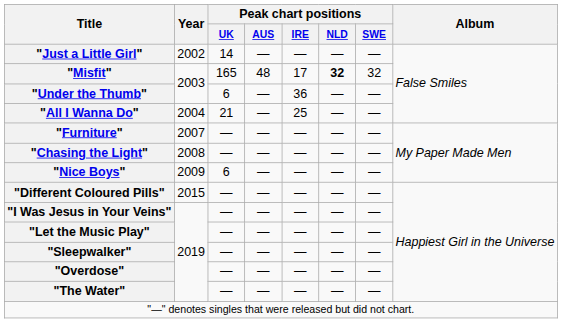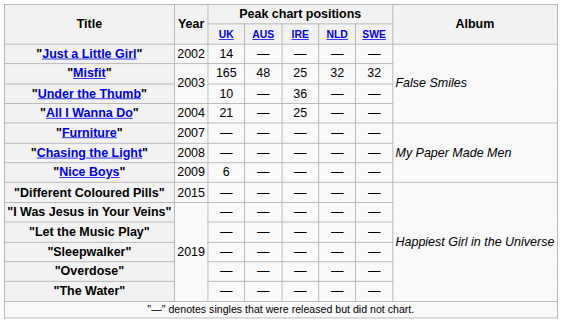(300, 73) 17 -> (300, 73) 25
(337, 73) bold -> (337, 73) normal
(226, 93) 6 -> (226, 93) 10
